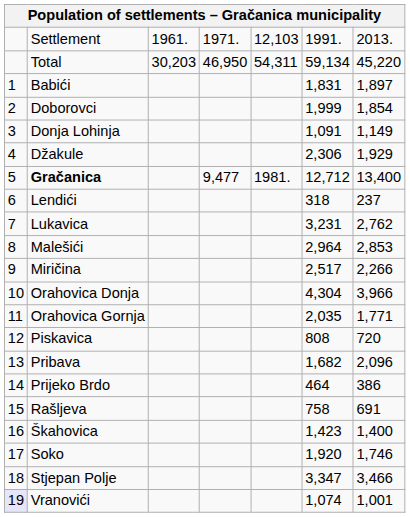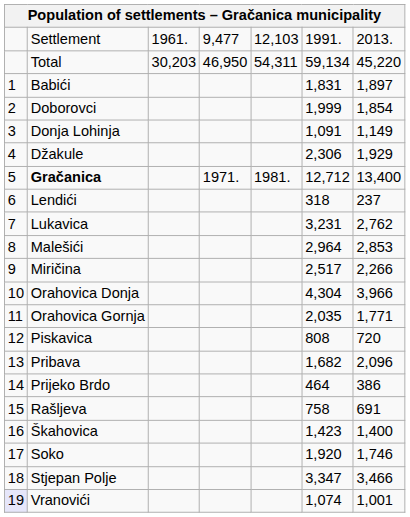(221, 39) 1971. -> (221, 39) 9,477
(221, 177) 9,477 -> (221, 177) 1971.
